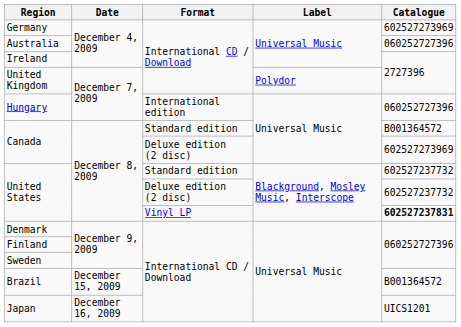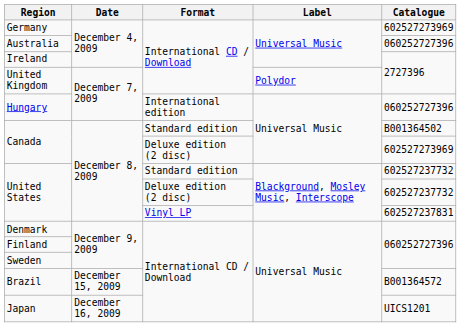(413, 128) B001364572 -> (413, 128) B001364502
(419, 213) bold -> (419, 213) normal
